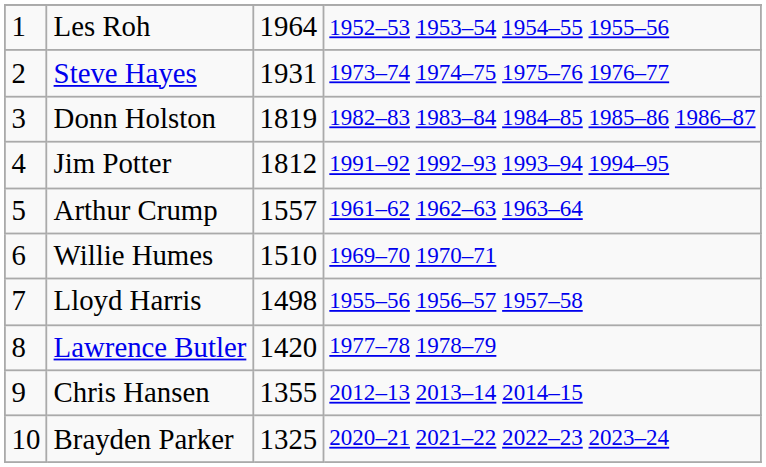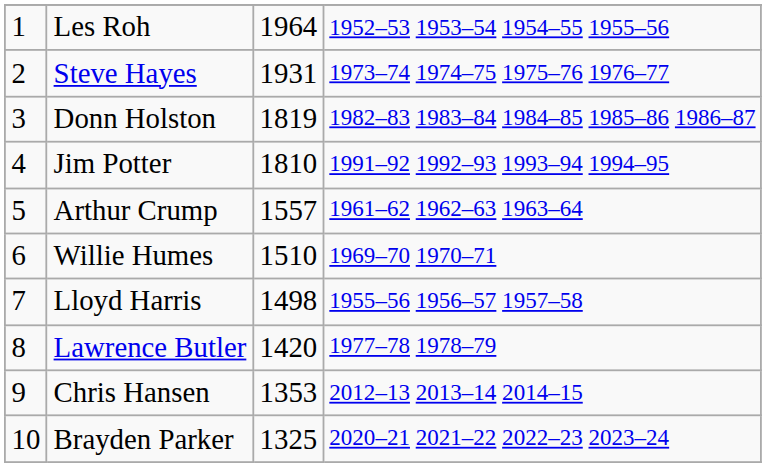(288, 164) 1812 -> (288, 164) 1810
(288, 392) 1355 -> (288, 392) 1353
